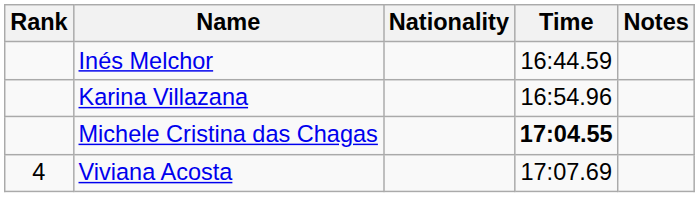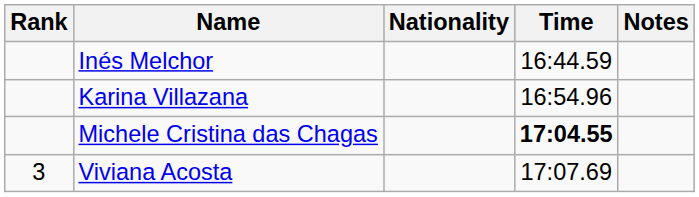(39, 172) 4 -> (39, 172) 3
